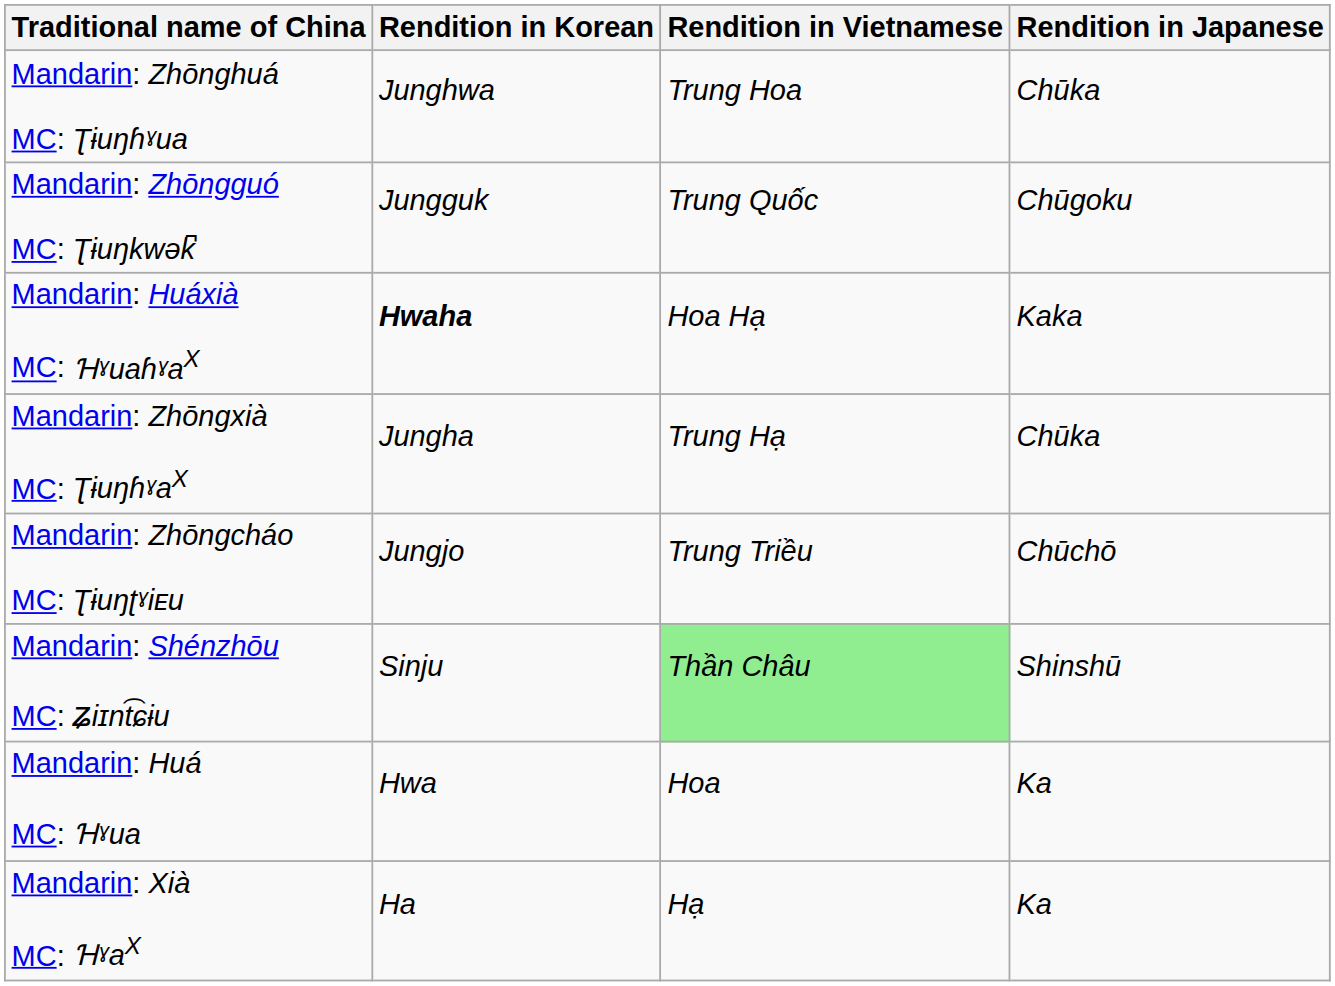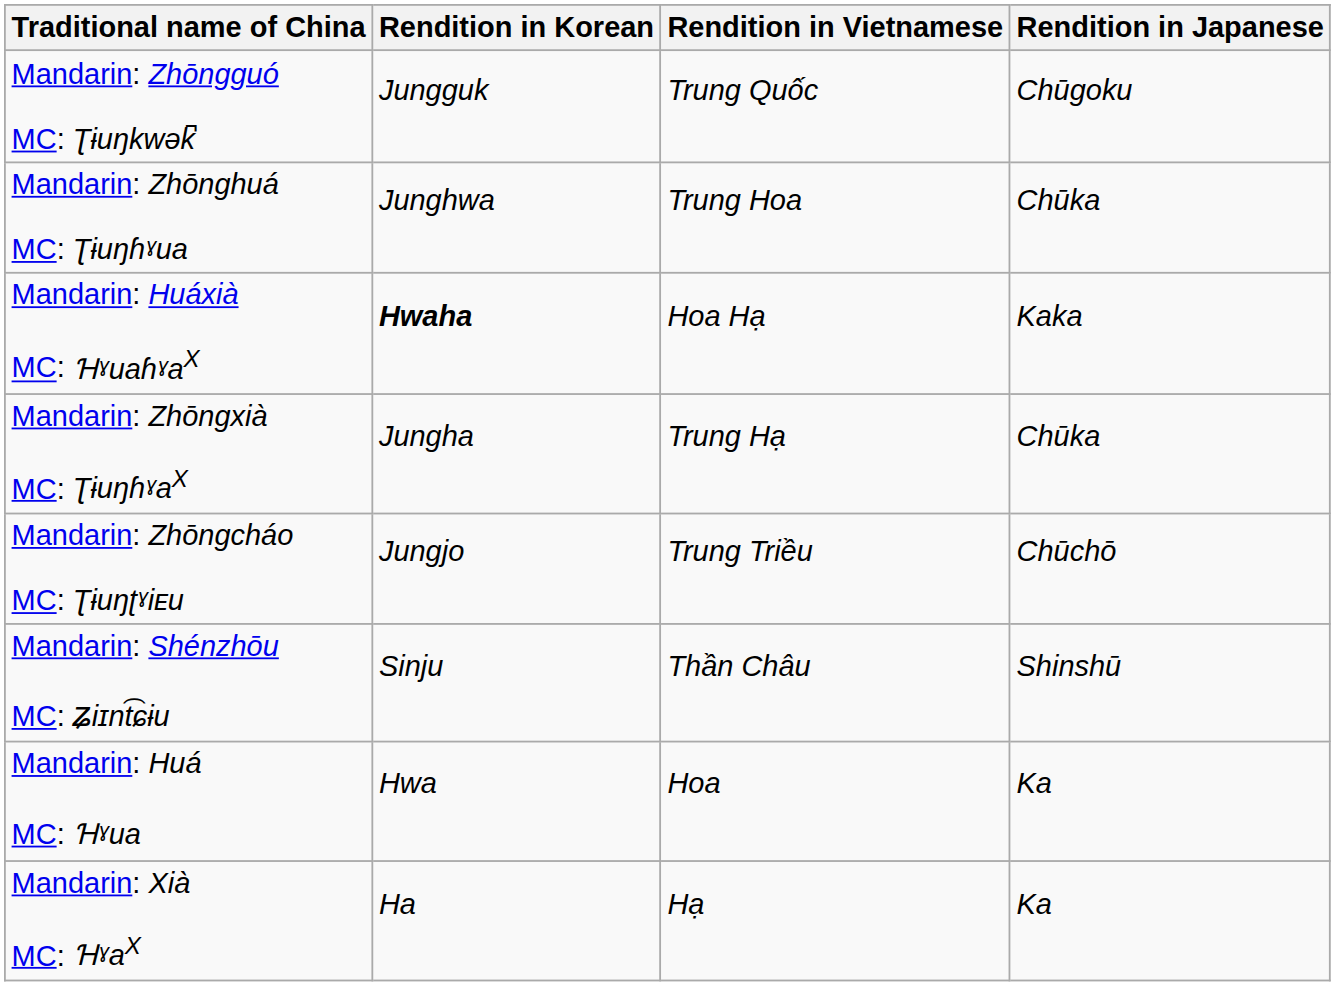rows swapped: (145, 217) <-> (145, 105)
(739, 666) lightgreen background -> (739, 666) no background
